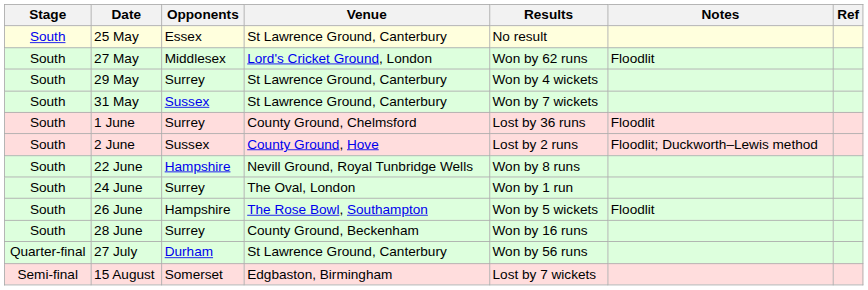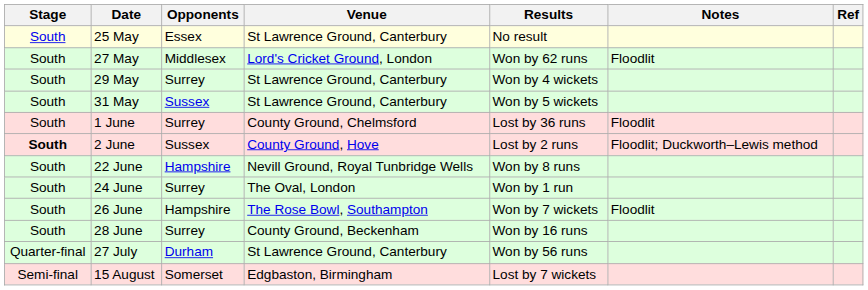(545, 101) Won by 7 wickets -> (545, 101) Won by 5 wickets
(48, 144) normal -> (48, 144) bold
(545, 209) Won by 5 wickets -> (545, 209) Won by 7 wickets
